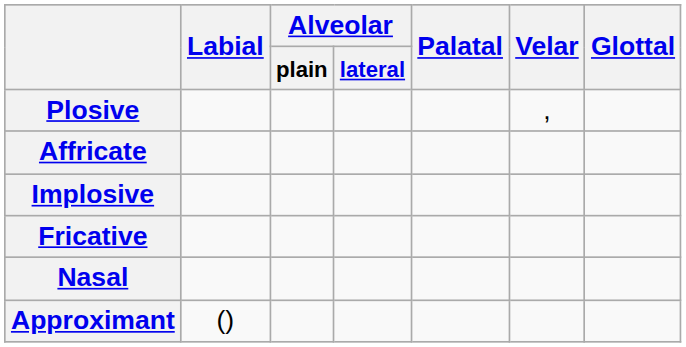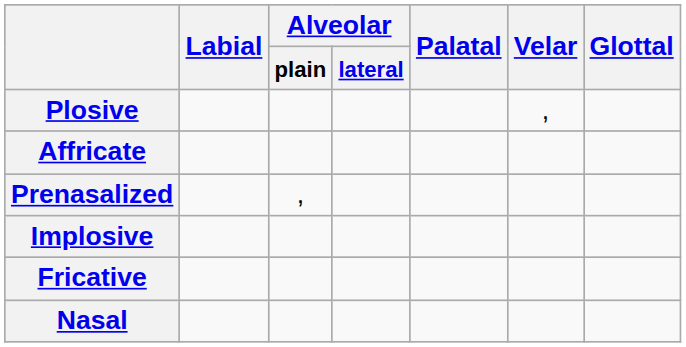+ row: (92, 194)
- row: (93, 320)
